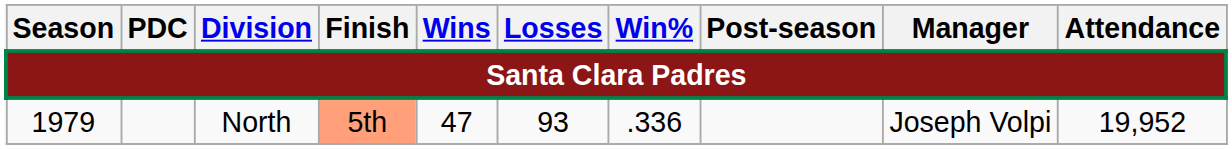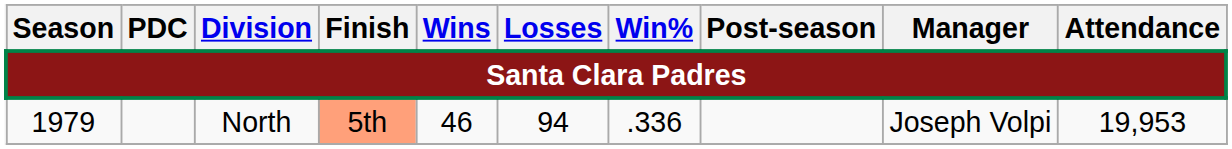(457, 122) 47 -> (457, 122) 46
(553, 122) 93 -> (553, 122) 94
(1142, 122) 19,952 -> (1142, 122) 19,953
